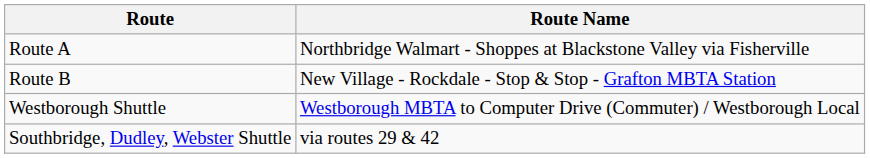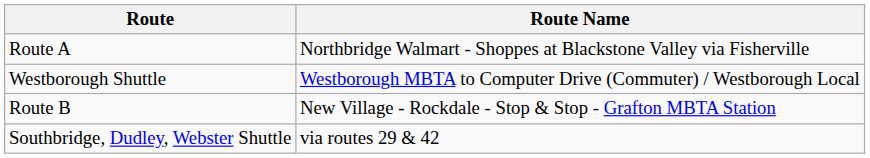rows swapped: (40, 78) <-> (87, 108)
